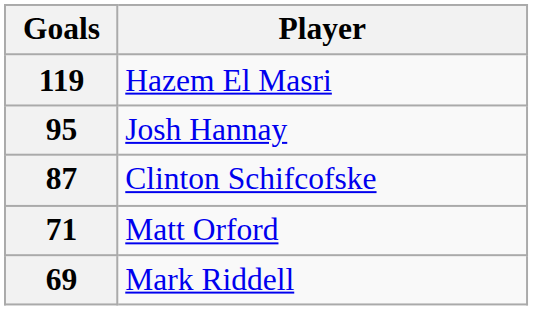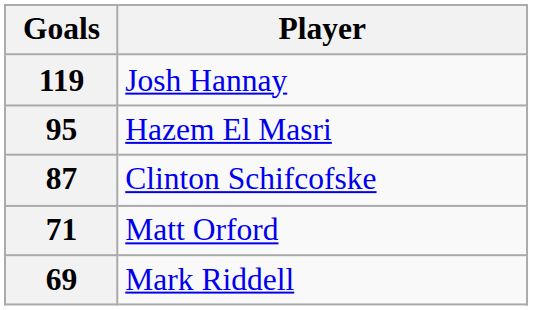(229, 79) Hazem El Masri -> (206, 79) Josh Hannay
(206, 129) Josh Hannay -> (229, 129) Hazem El Masri
